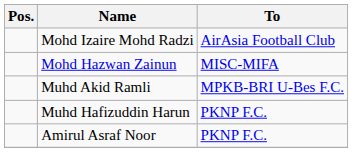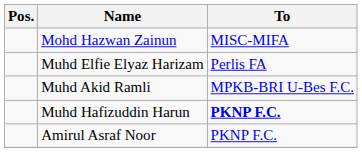- row: (117, 40)
+ row: (122, 64)
(234, 111) normal -> (246, 111) bold
